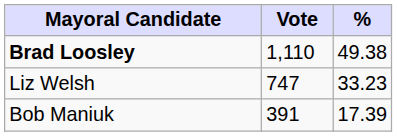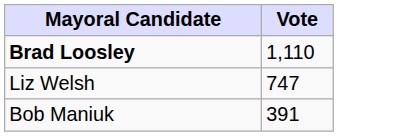- column: (362, 20)
